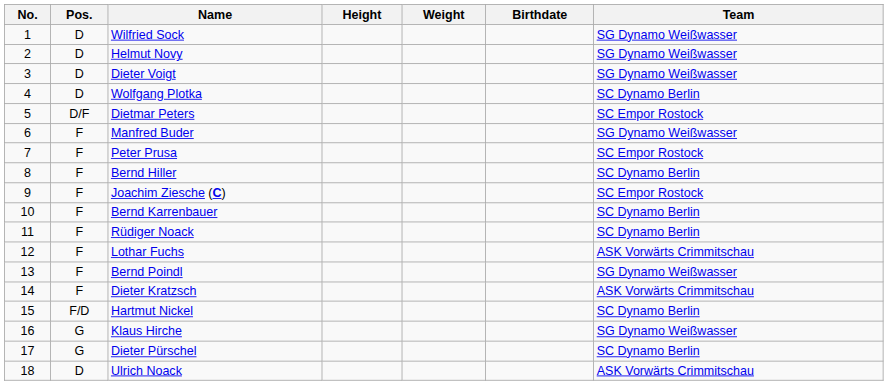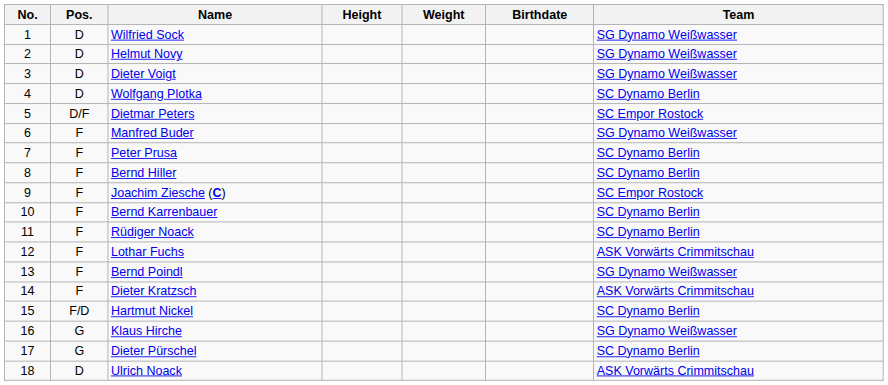(650, 153) SC Empor Rostock -> (648, 153) SC Dynamo Berlin
